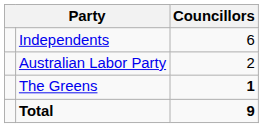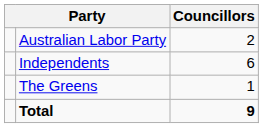rows swapped: (64, 39) <-> (93, 63)
(251, 87) bold -> (251, 87) normal
